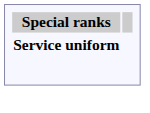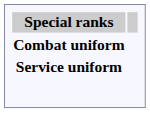+ row: (69, 44)
